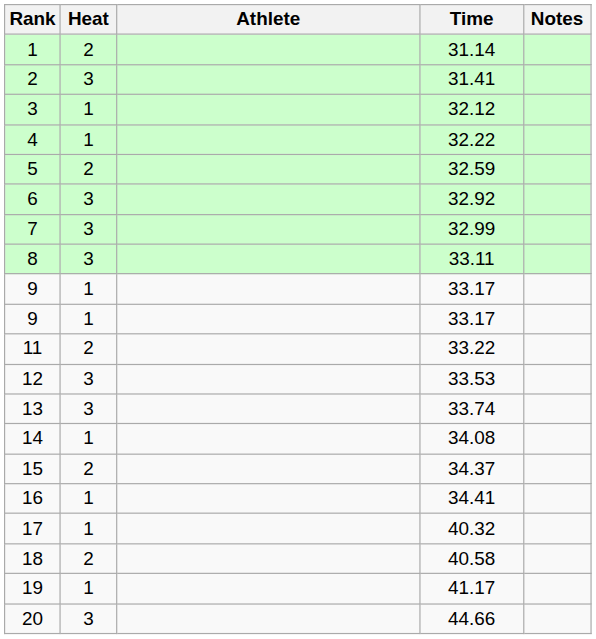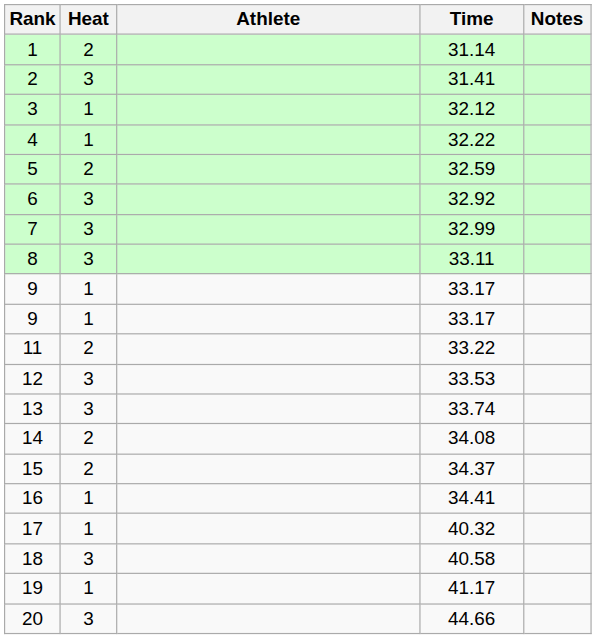(88, 438) 1 -> (88, 438) 2
(88, 558) 2 -> (88, 558) 3
